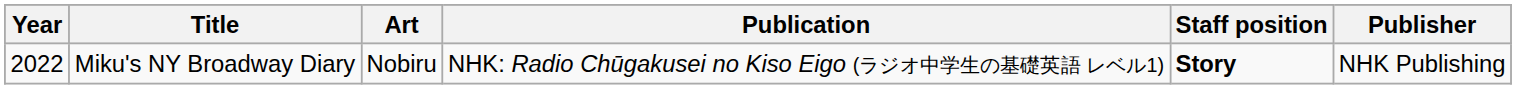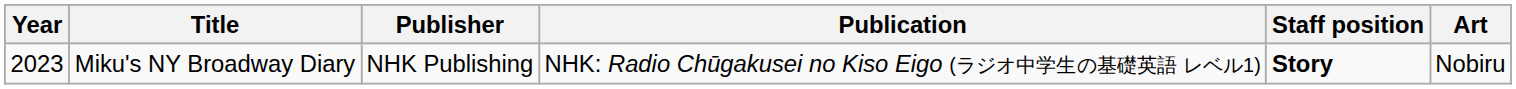columns swapped: (1422, 24) <-> (402, 24)
(37, 64) 2022 -> (37, 64) 2023
